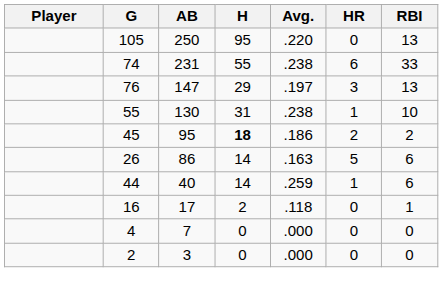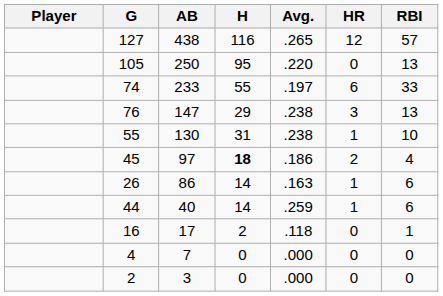+ row: (131, 40)
(187, 64) 231 -> (187, 87) 233
(298, 64) .238 -> (298, 87) .197
(298, 87) .197 -> (298, 111) .238
(187, 135) 95 -> (187, 159) 97
(410, 135) 2 -> (410, 159) 4
(354, 159) 5 -> (354, 183) 1
